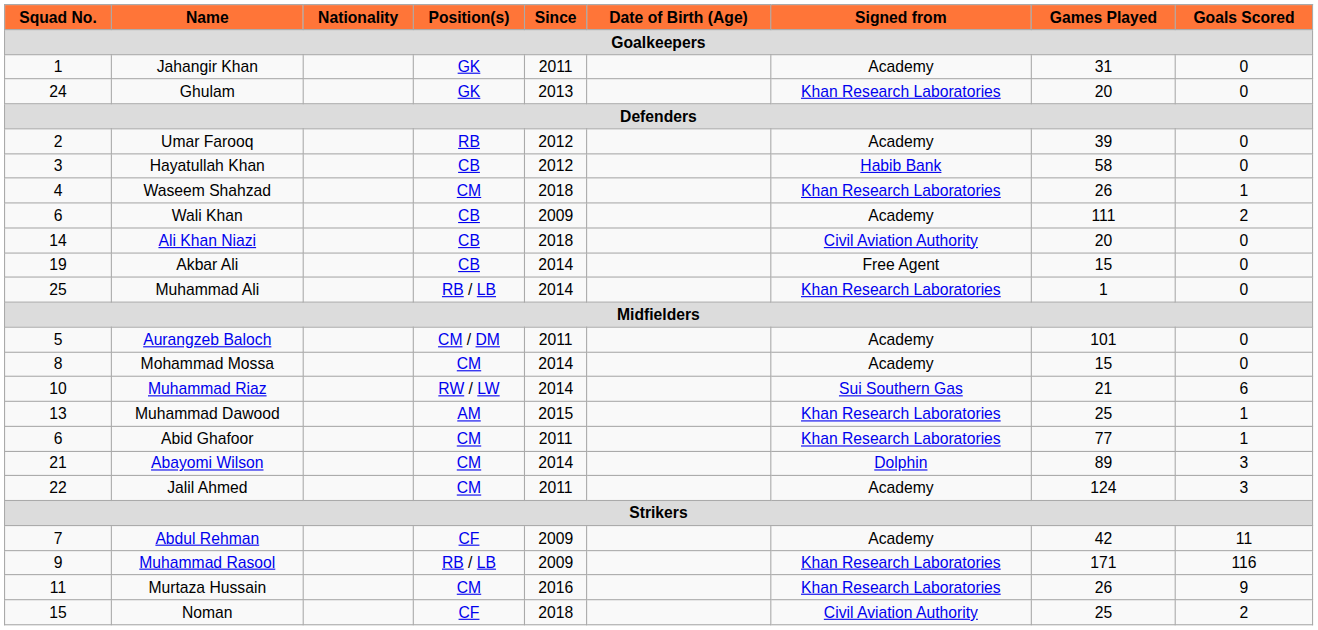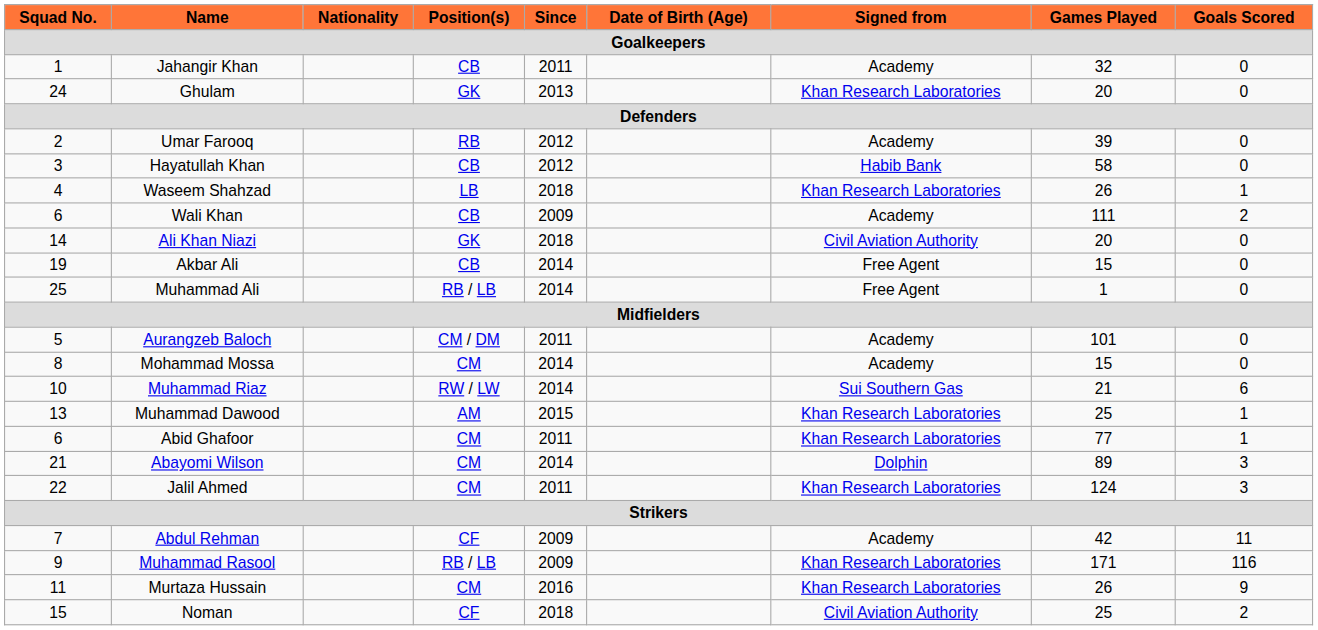(469, 67) GK -> (469, 67) CB
(1103, 67) 31 -> (1103, 67) 32
(469, 191) CM -> (469, 191) LB
(469, 241) CB -> (469, 241) GK
(901, 290) Khan Research Laboratories -> (901, 290) Free Agent
(901, 488) Academy -> (901, 488) Khan Research Laboratories
